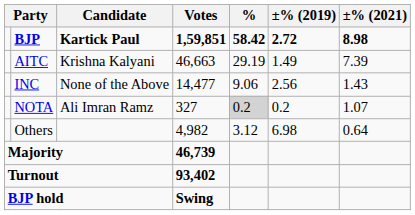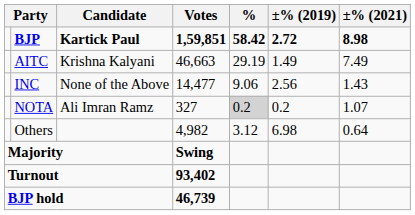(355, 61) 7.39 -> (355, 61) 7.49
(196, 152) 46,739 -> (195, 152) Swing
(195, 198) Swing -> (196, 198) 46,739
